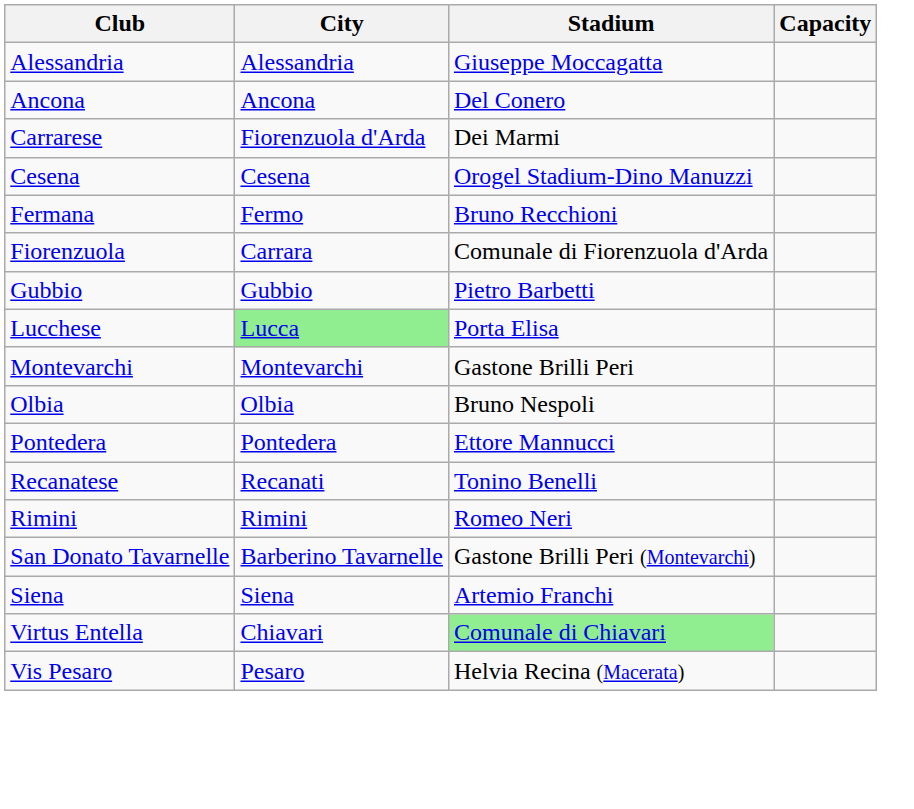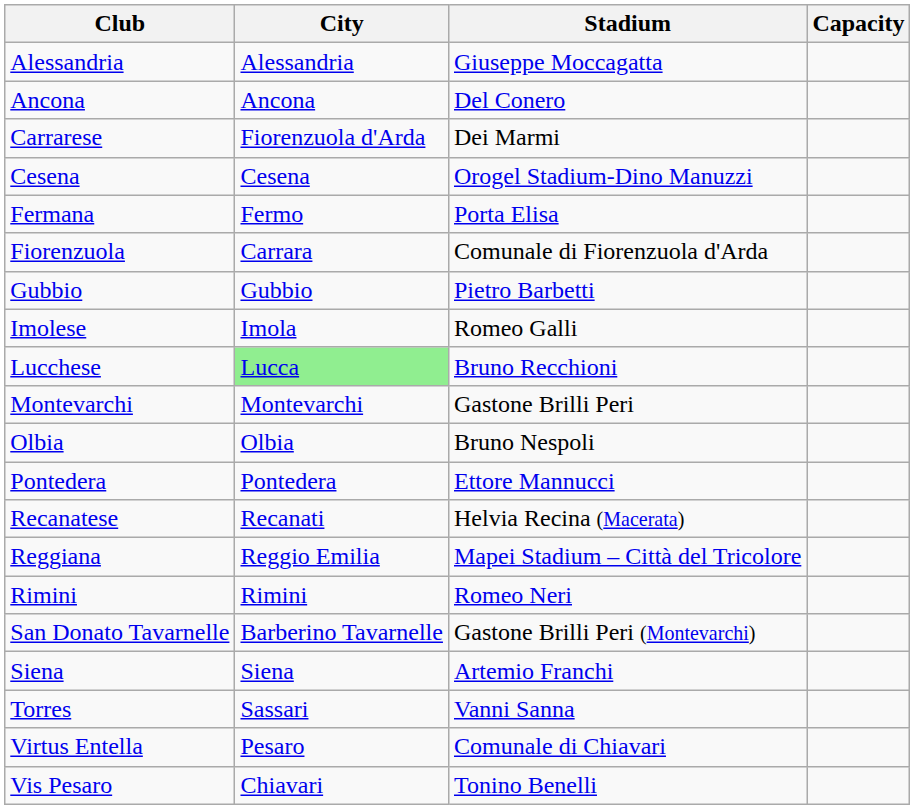(536, 213) Bruno Recchioni -> (506, 213) Porta Elisa
+ row: (48, 328)
(506, 328) Porta Elisa -> (536, 366) Bruno Recchioni
(525, 480) Tonino Benelli -> (569, 518) Helvia Recina (Macerata)
+ row: (56, 556)
+ row: (41, 708)
(282, 632) Chiavari -> (272, 746) Pesaro
(560, 632) lightgreen background -> (560, 746) no background
(272, 670) Pesaro -> (282, 784) Chiavari
(569, 670) Helvia Recina (Macerata) -> (525, 784) Tonino Benelli
